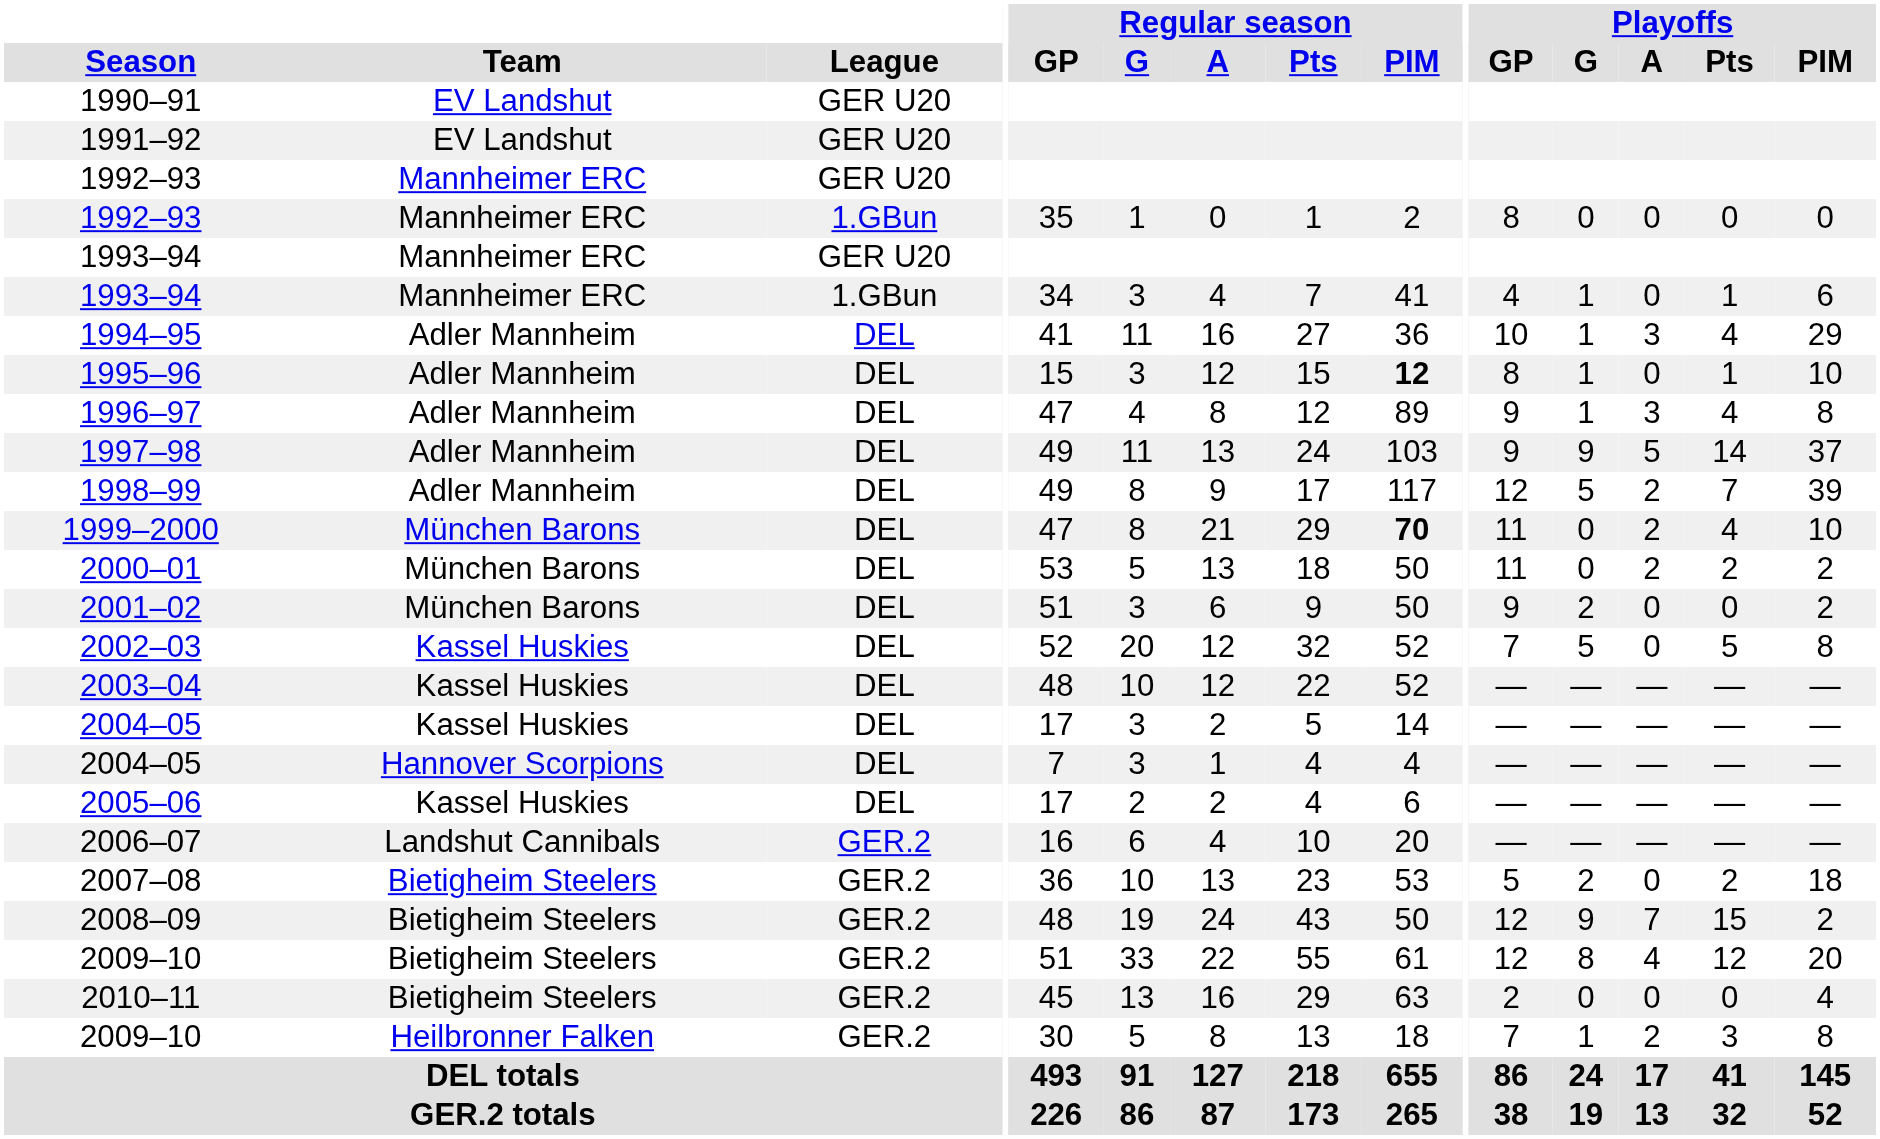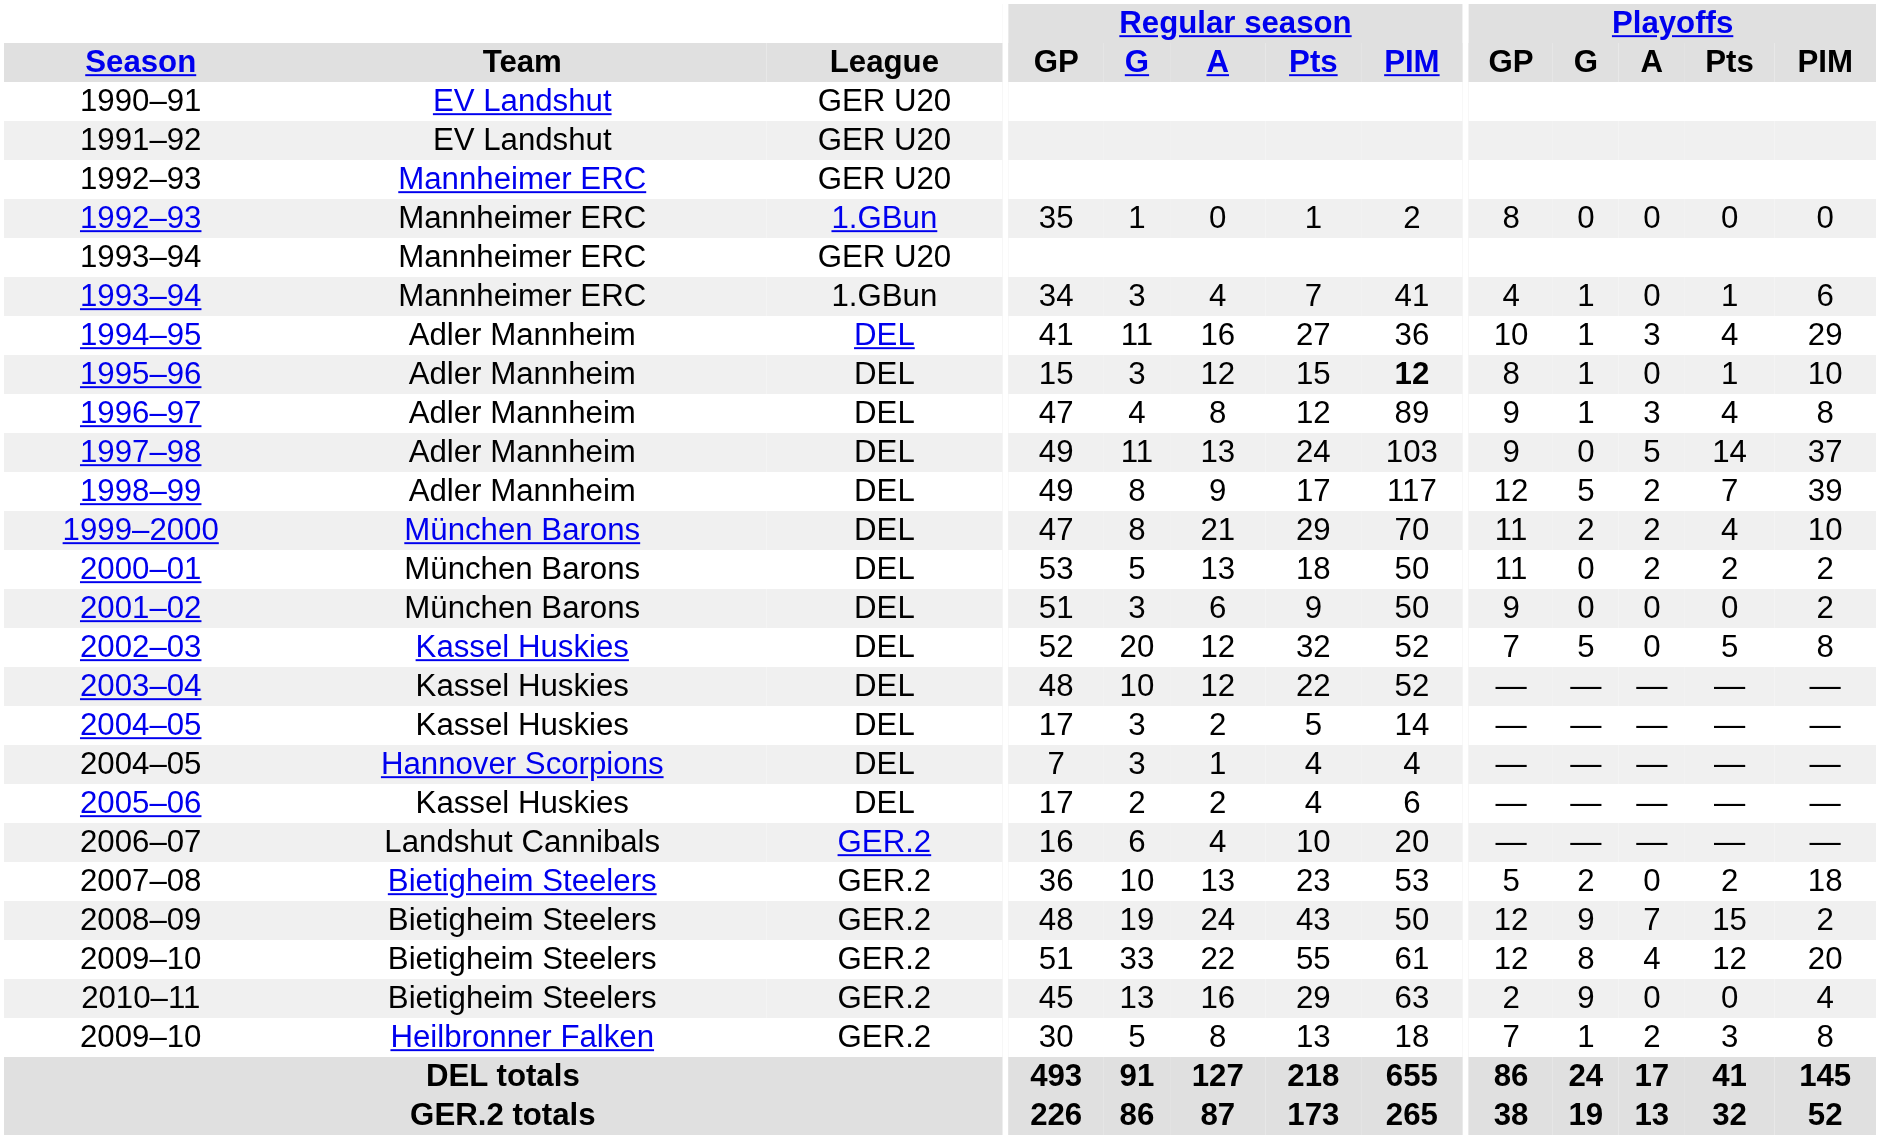(1586, 452) 9 -> (1586, 452) 0
(1412, 530) bold -> (1412, 530) normal
(1586, 530) 0 -> (1586, 530) 2
(1586, 608) 2 -> (1586, 608) 0
(1586, 998) 0 -> (1586, 998) 9
